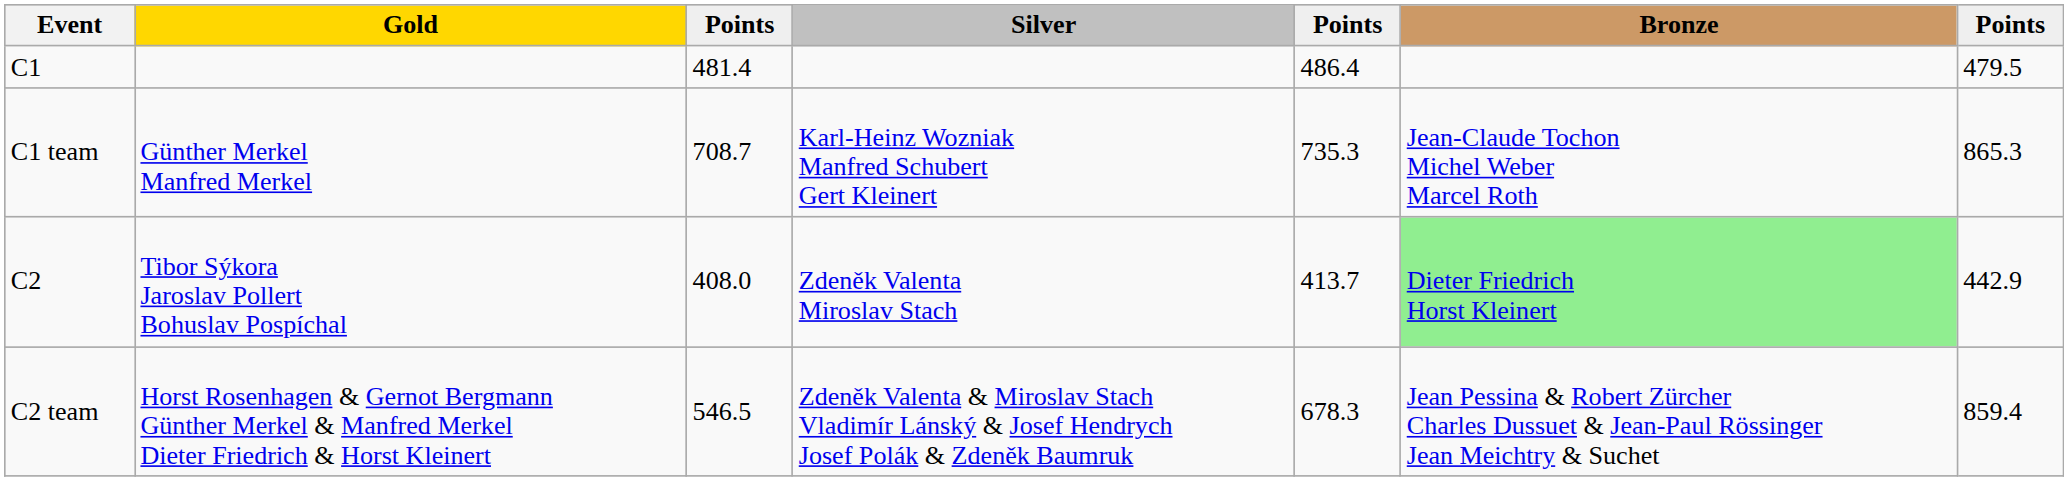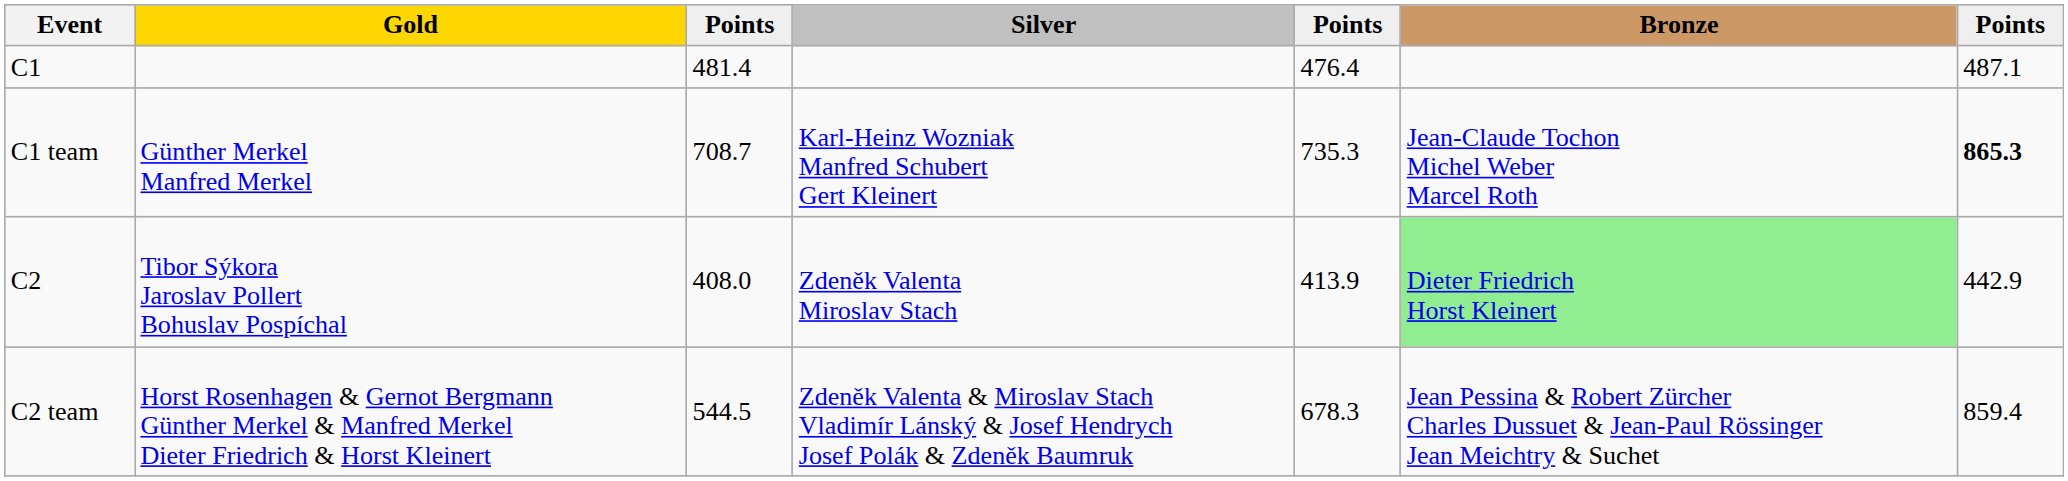(1330, 66) 486.4 -> (1330, 66) 476.4
(1993, 66) 479.5 -> (1993, 66) 487.1
(1993, 151) normal -> (1993, 151) bold
(1330, 281) 413.7 -> (1330, 281) 413.9
(722, 410) 546.5 -> (722, 410) 544.5
